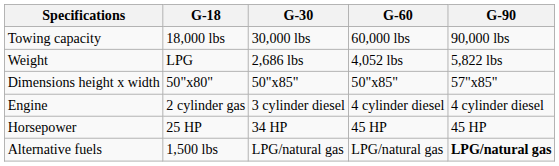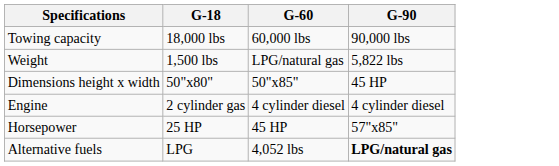- column: (298, 15)
(180, 60) LPG -> (192, 60) 1,500 lbs
(377, 60) 4,052 lbs -> (298, 60) LPG/natural gas
(474, 82) 57"x85" -> (369, 82) 45 HP
(469, 127) 45 HP -> (375, 127) 57"x85"
(192, 149) 1,500 lbs -> (180, 149) LPG
(397, 149) LPG/natural gas -> (278, 149) 4,052 lbs
